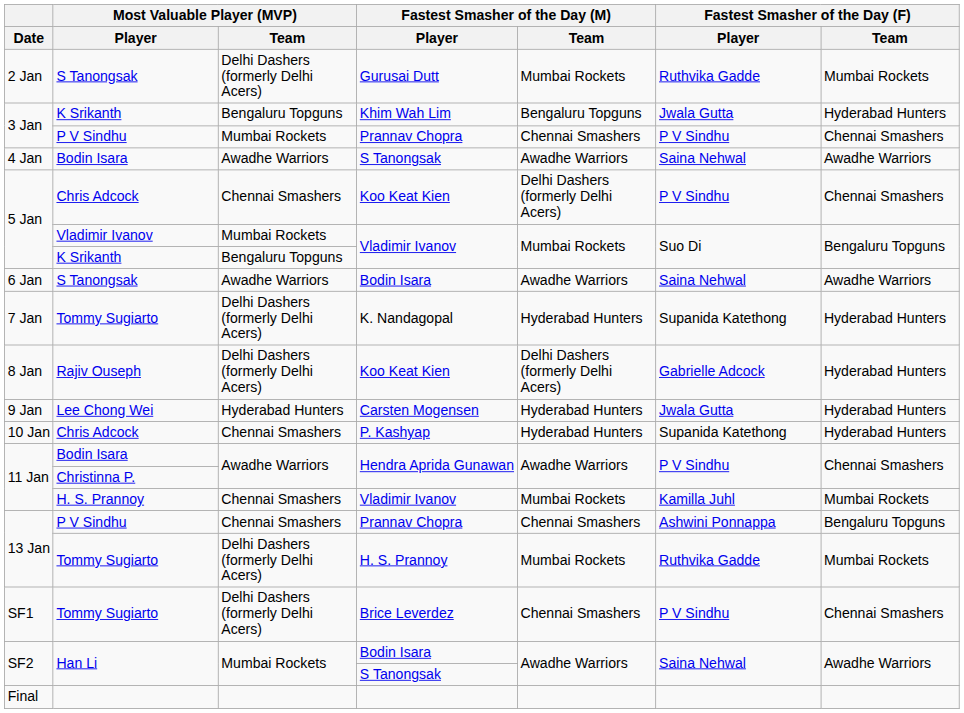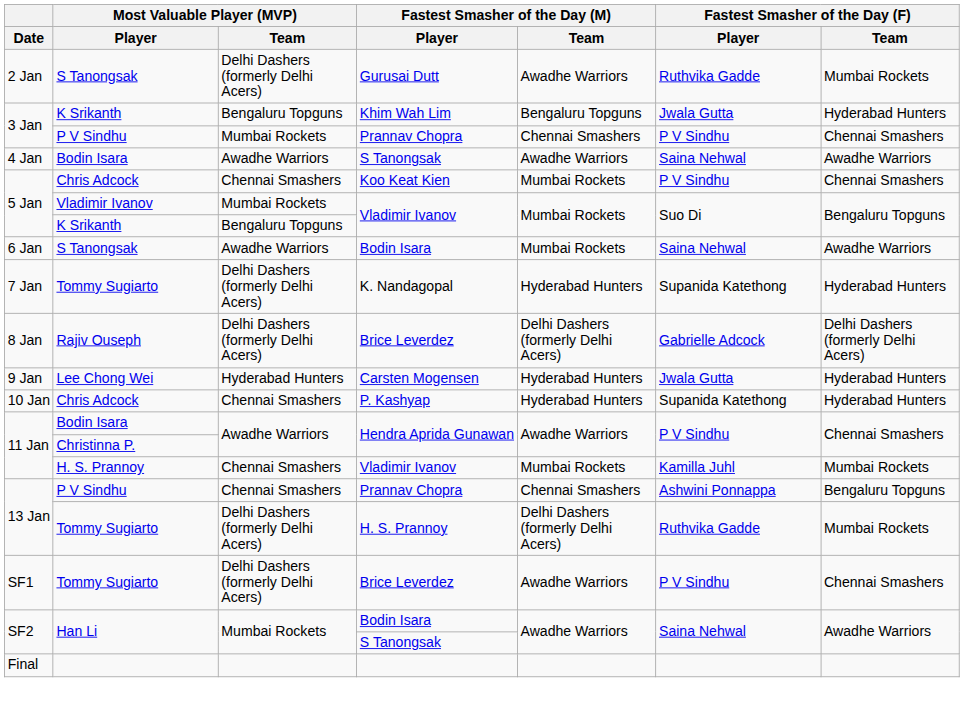(573, 76) Mumbai Rockets -> (574, 76) Awadhe Warriors
(566, 197) Delhi Dashers (formerly Delhi Acers) -> (573, 181) Mumbai Rockets
(574, 279) Awadhe Warriors -> (573, 248) Mumbai Rockets
(405, 372) Koo Keat Kien -> (407, 340) Brice Leverdez
(885, 372) Hyderabad Hunters -> (870, 340) Delhi Dashers (formerly Delhi Acers)
(573, 560) Mumbai Rockets -> (566, 528) Delhi Dashers (formerly Delhi Acers)
(580, 614) Chennai Smashers -> (574, 582) Awadhe Warriors
